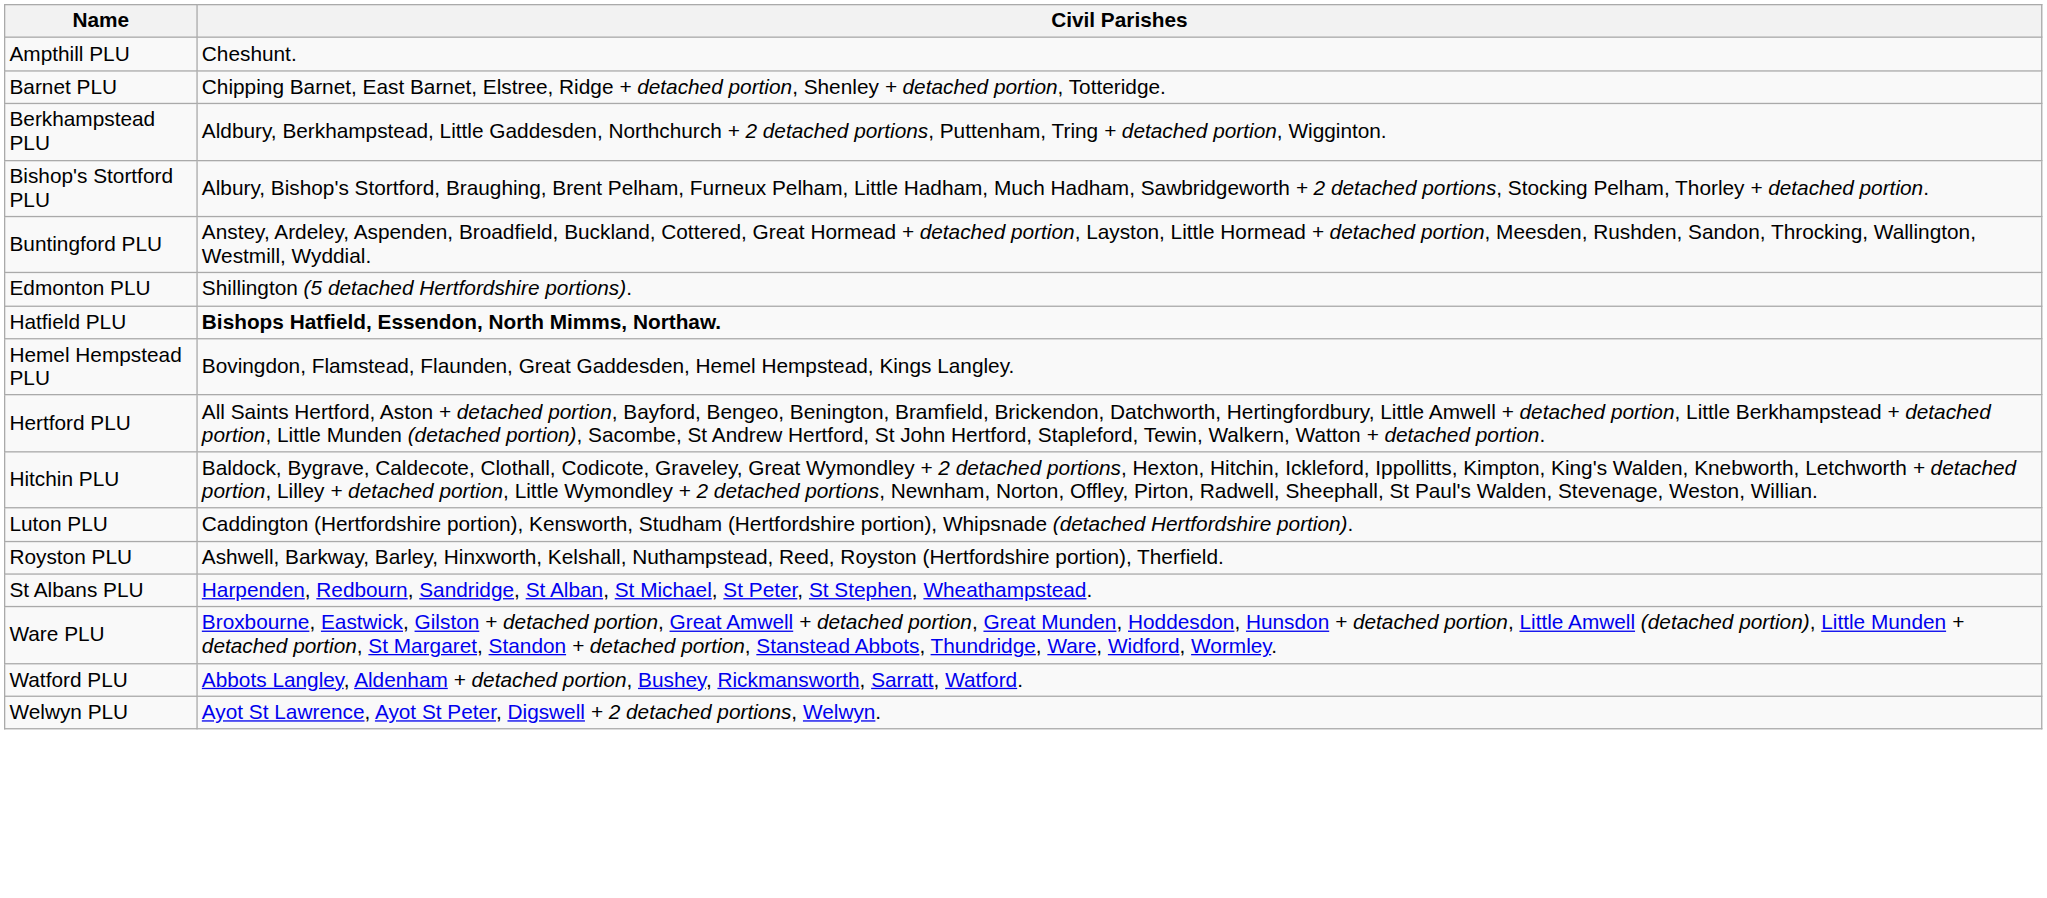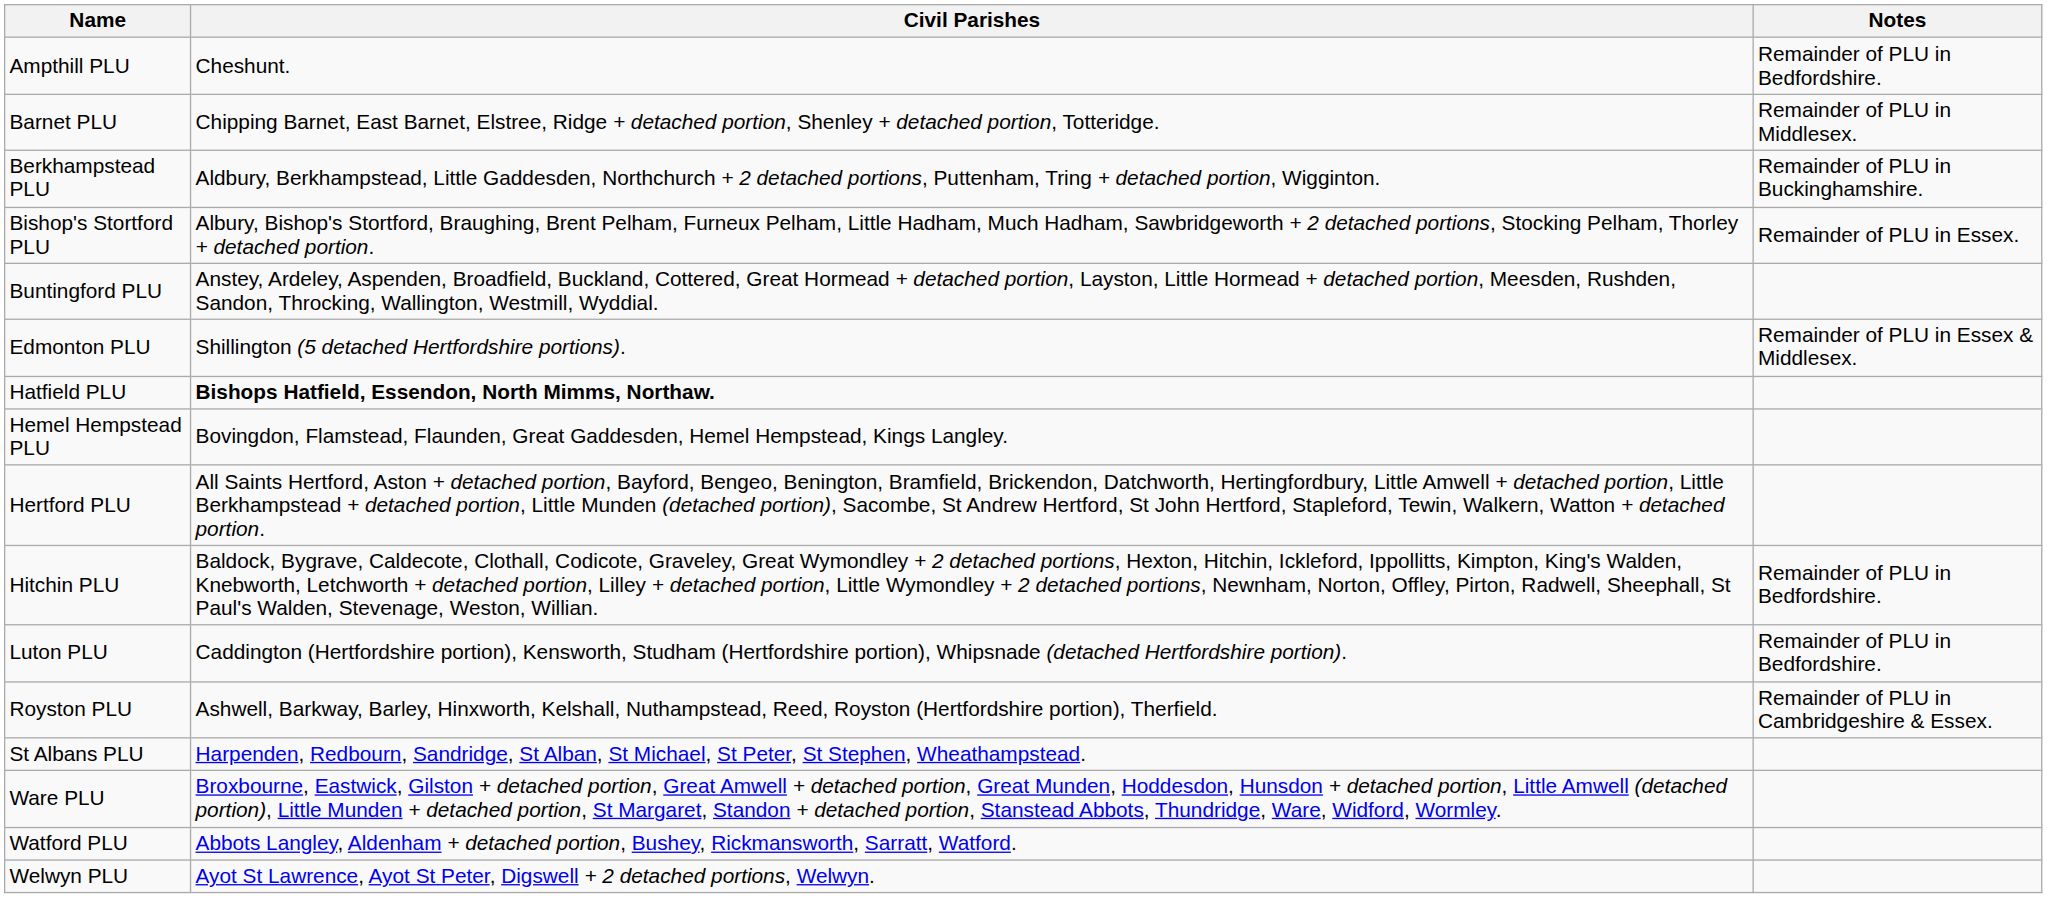+ column: (1897, 20)
